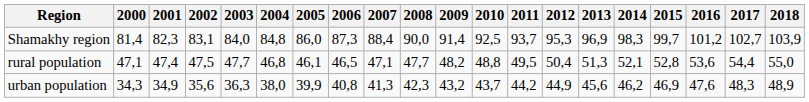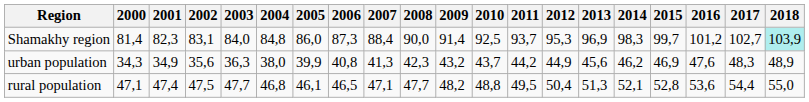(785, 39) no background -> (785, 39) paleturquoise background
rows swapped: (57, 85) <-> (55, 62)
